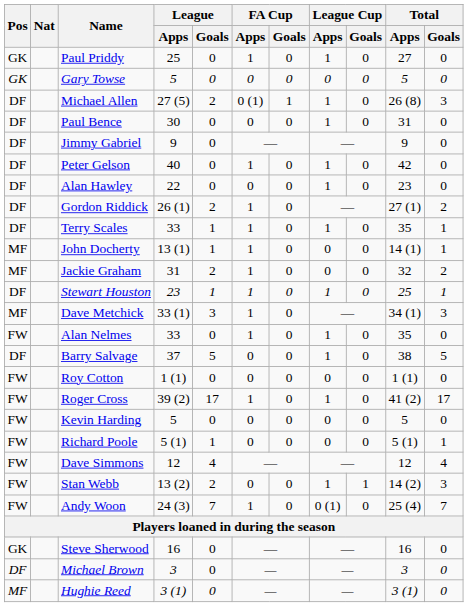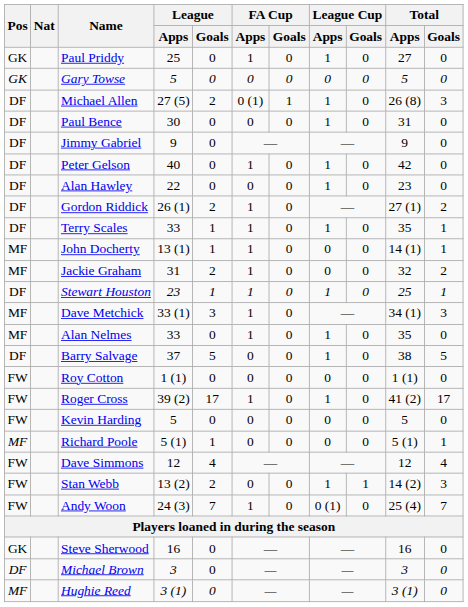(18, 334) FW -> (18, 334) MF
(18, 441) FW -> (18, 441) MF
